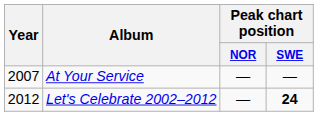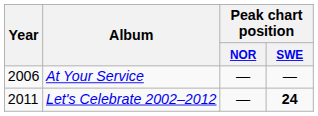(24, 76) 2007 -> (24, 76) 2006
(24, 99) 2012 -> (23, 99) 2011
